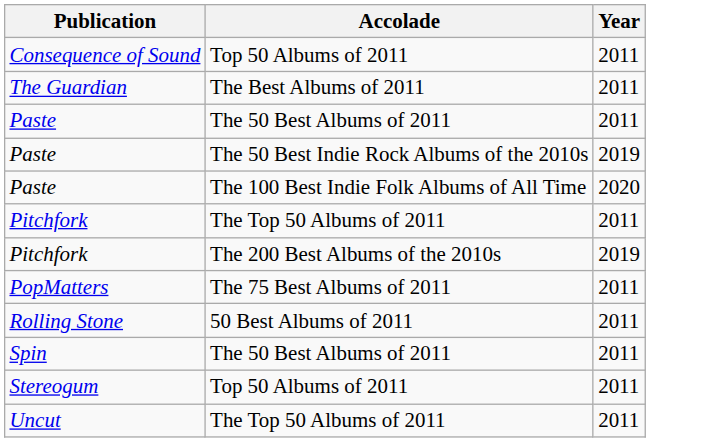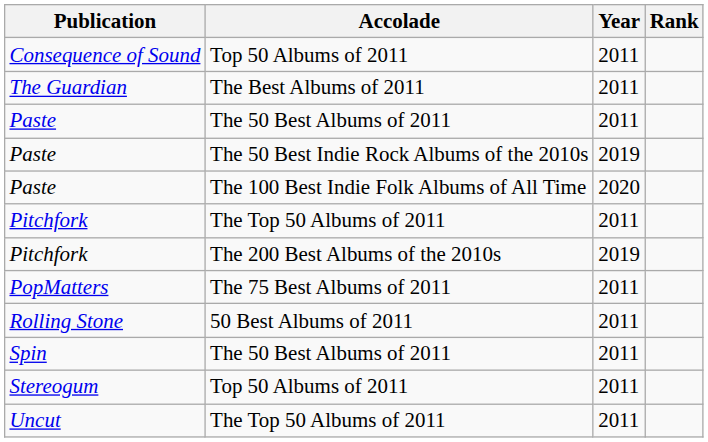+ column: (674, 21)
